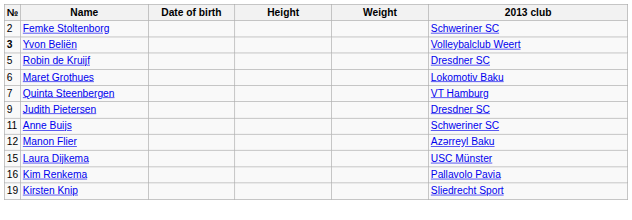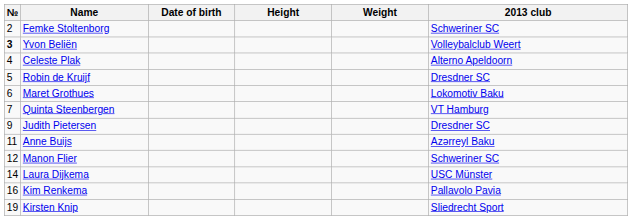+ row: (52, 61)
(465, 126) Schweriner SC -> (463, 142) Azərreyl Baku
(463, 142) Azərreyl Baku -> (465, 158) Schweriner SC
(12, 158) 15 -> (12, 175) 14
